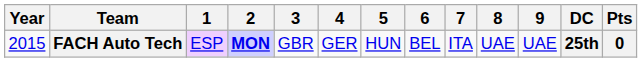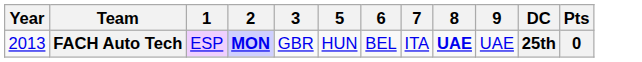- column: (340, 17)
(27, 43) 2015 -> (27, 43) 2013
(498, 43) normal -> (454, 43) bold
